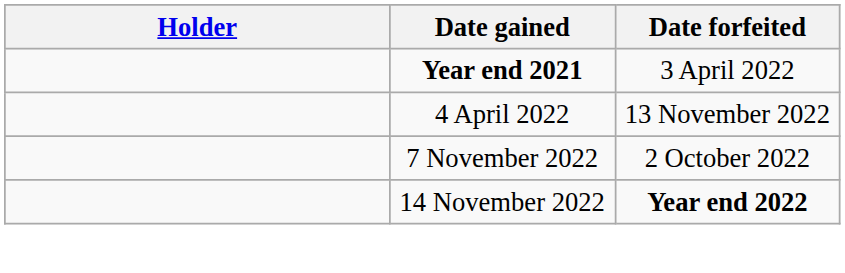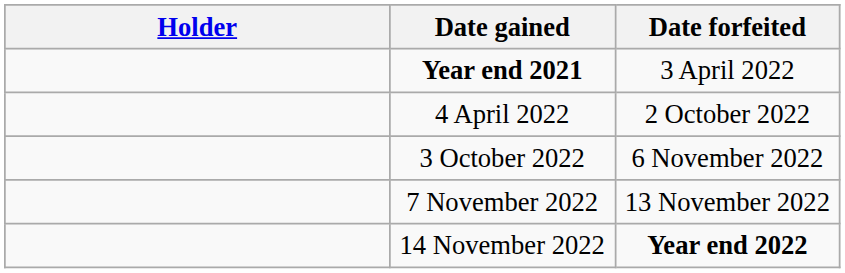(727, 114) 13 November 2022 -> (727, 114) 2 October 2022
+ row: (502, 158)
(727, 158) 2 October 2022 -> (727, 202) 13 November 2022
